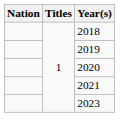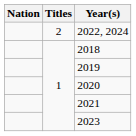+ row: (103, 31)
